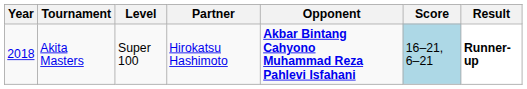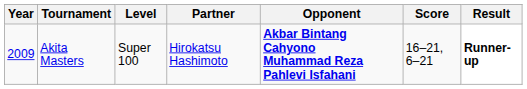(21, 54) 2018 -> (21, 54) 2009
(425, 54) lightblue background -> (425, 54) no background
